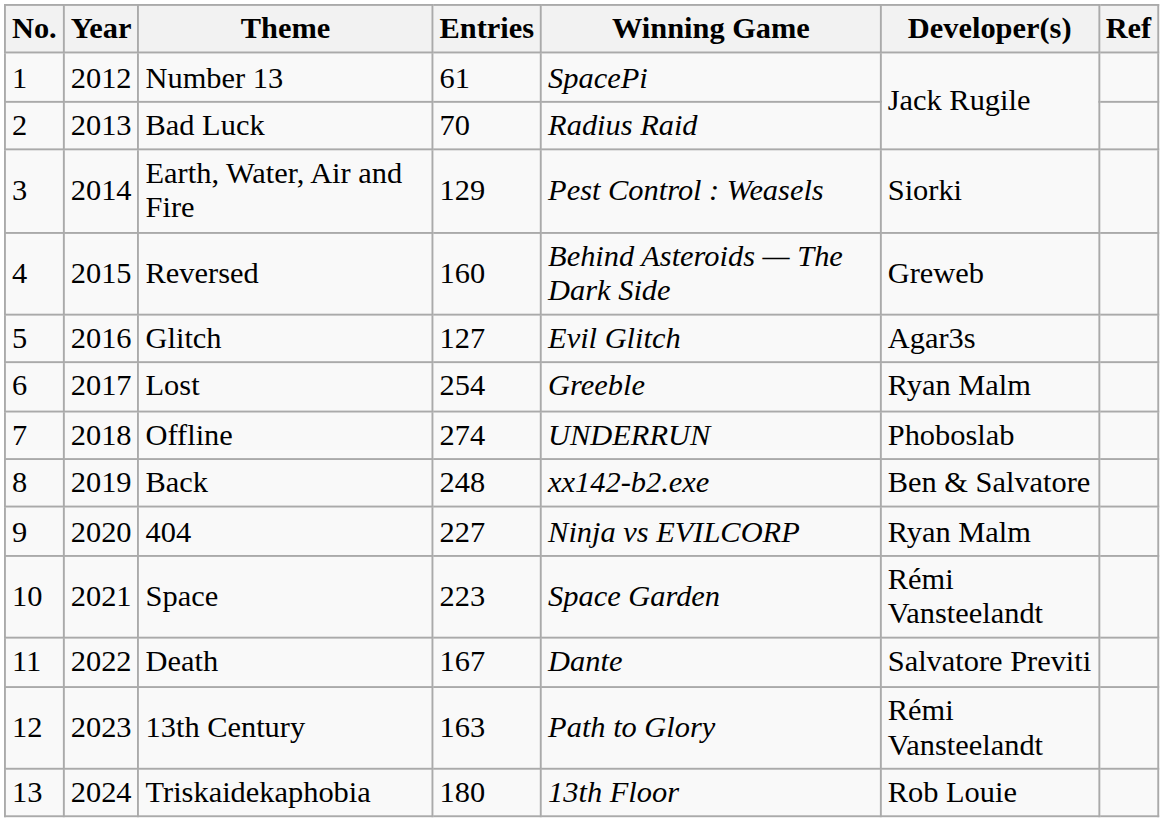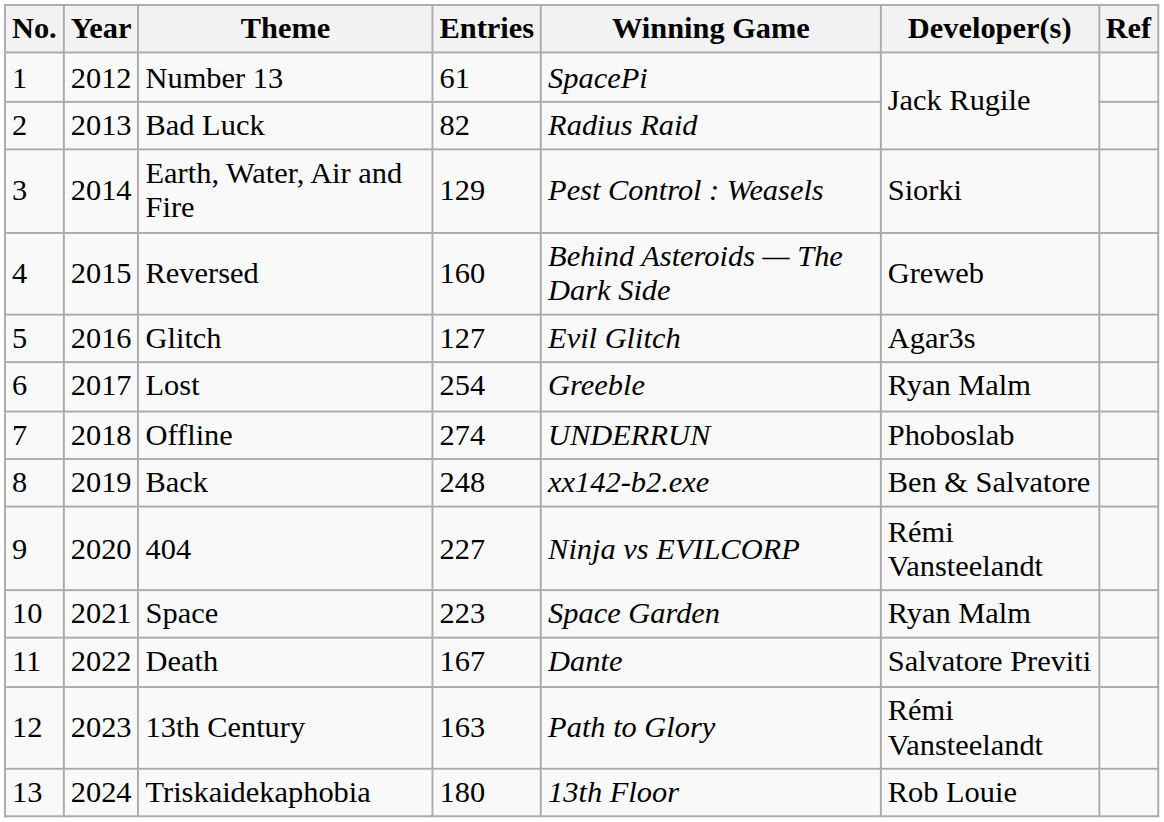(455, 125) 70 -> (455, 125) 82
(959, 530) Ryan Malm -> (965, 548) Rémi Vansteelandt
(965, 596) Rémi Vansteelandt -> (959, 613) Ryan Malm
